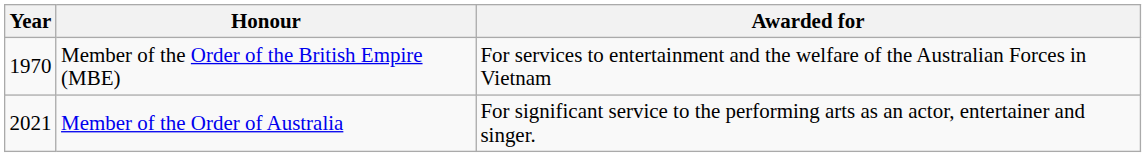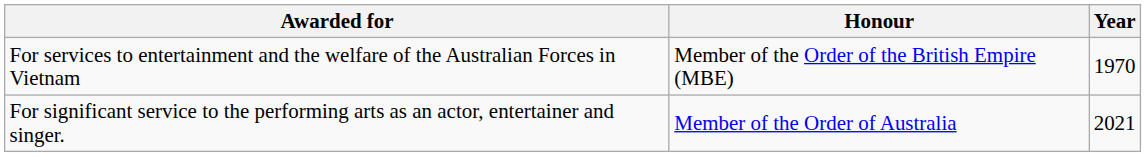columns swapped: (30, 21) <-> (808, 21)
